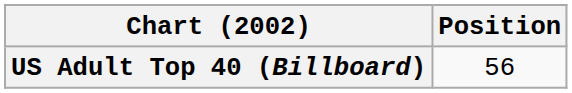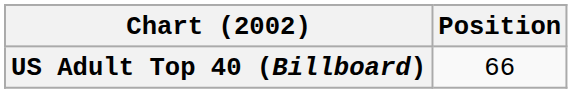(500, 68) 56 -> (500, 68) 66
